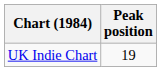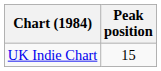(128, 54) 19 -> (128, 54) 15
